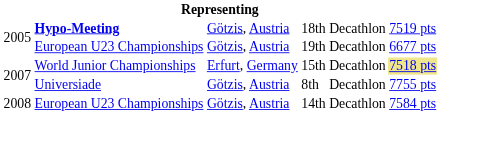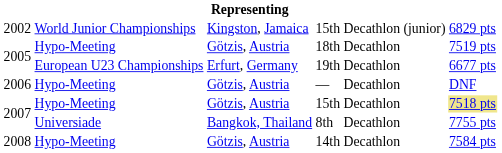+ row: (17, 28)
(77, 28) bold -> (75, 47) normal
(248, 47) Götzis, Austria -> (252, 66) Erfurt, Germany
+ row: (17, 85)
(115, 66) World Junior Championships -> (75, 103) Hypo-Meeting
(252, 66) Erfurt, Germany -> (248, 103) Götzis, Austria
(248, 85) Götzis, Austria -> (260, 122) Bangkok, Thailand
(119, 103) European U23 Championships -> (75, 141) Hypo-Meeting
